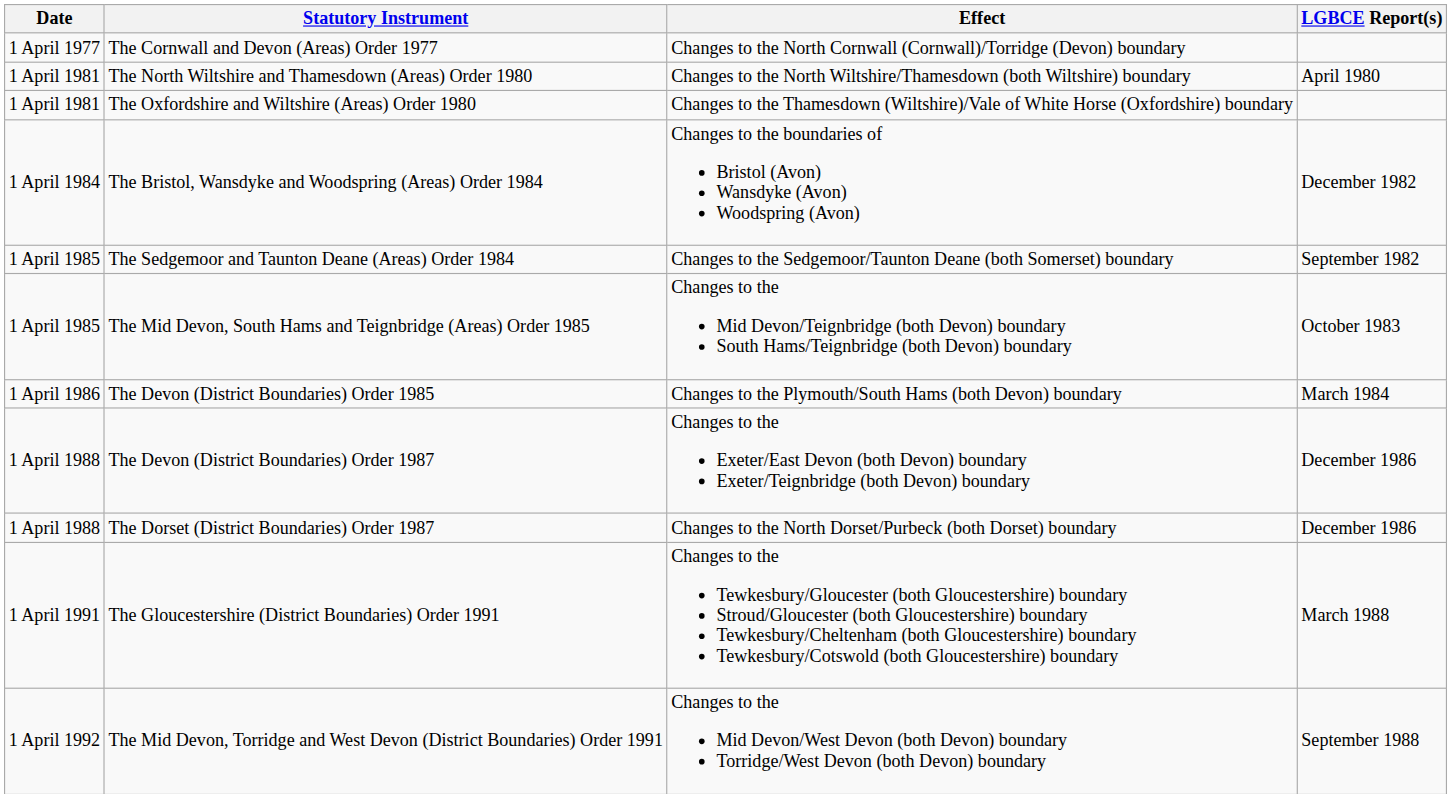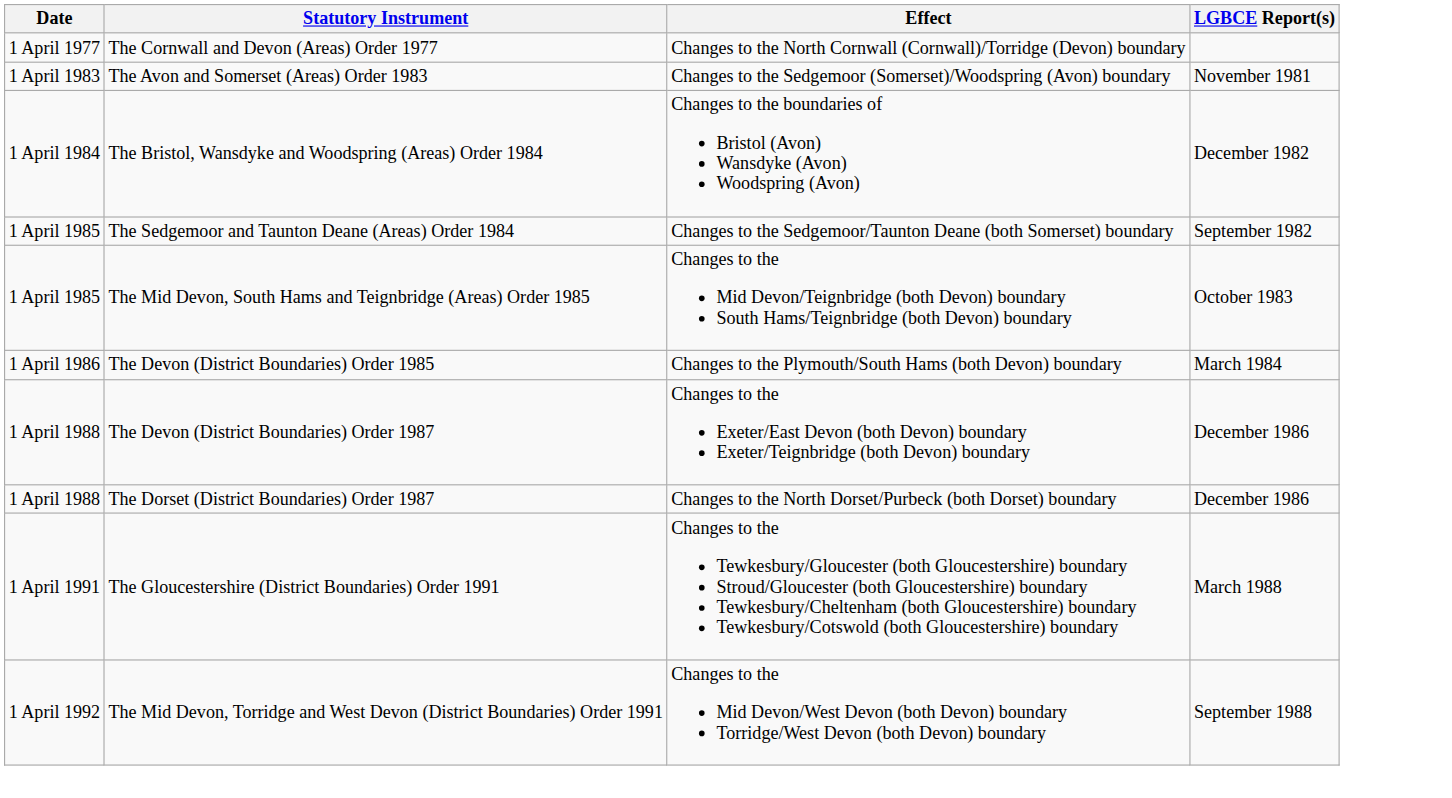- row: (320, 76)
- row: (292, 104)
+ row: (268, 76)
